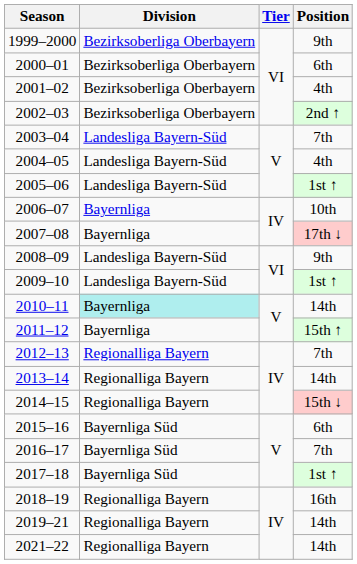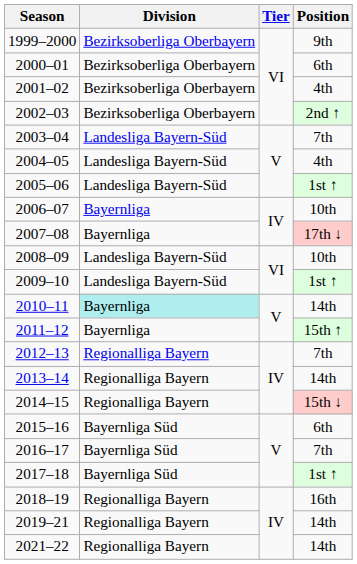(323, 257) 9th -> (323, 257) 10th
